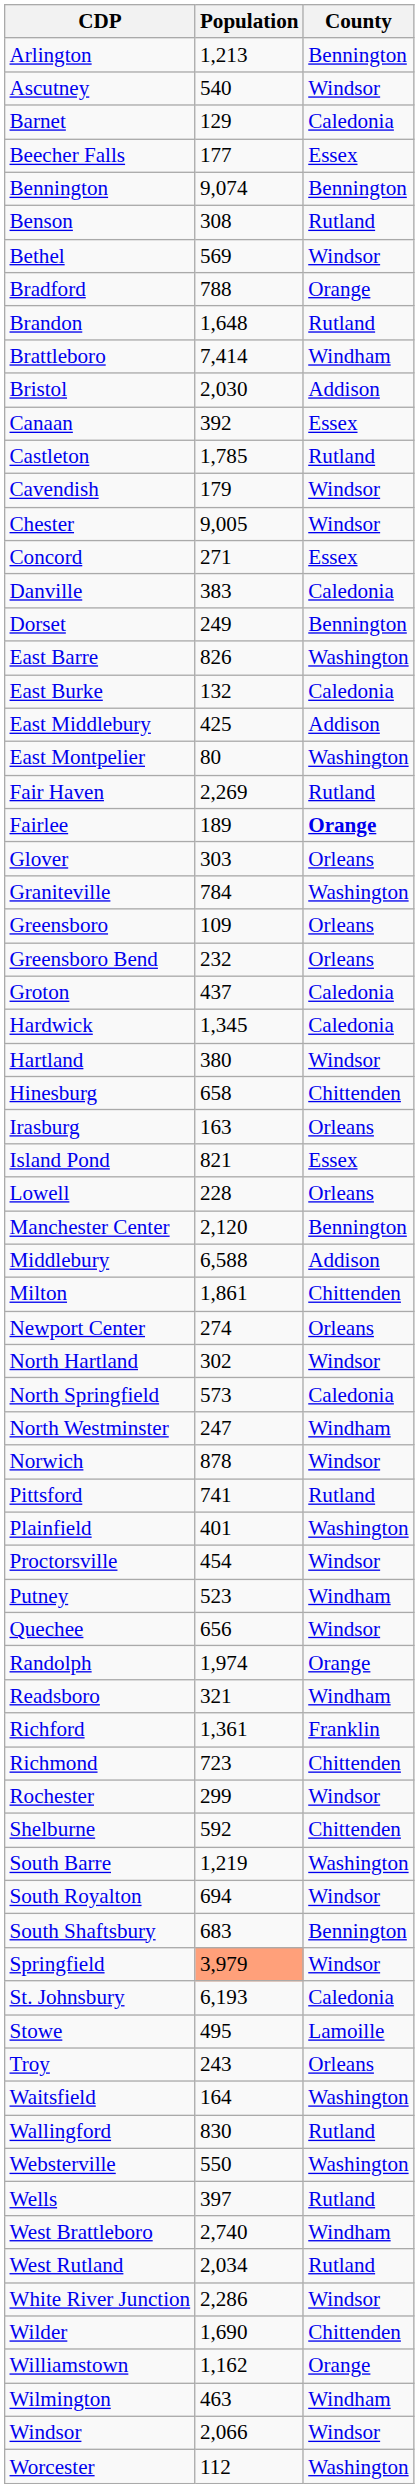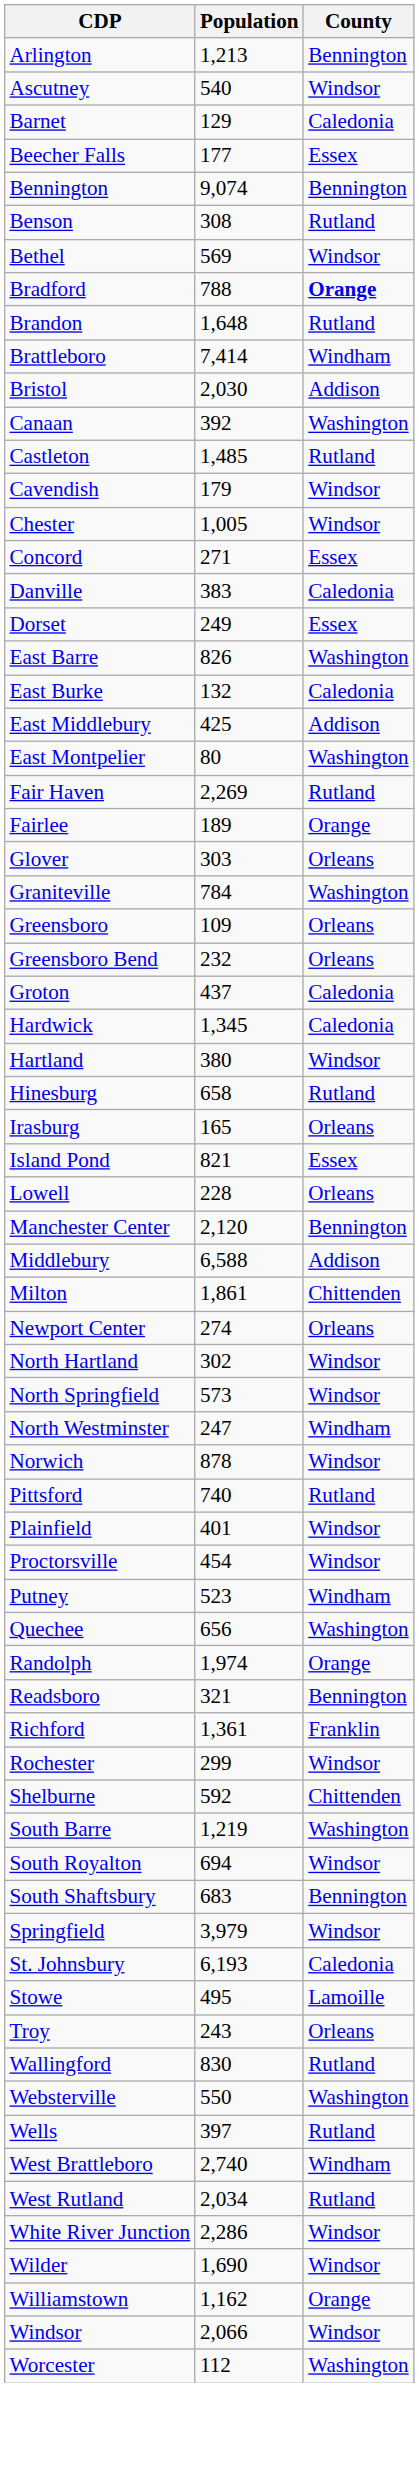(339, 289) normal -> (342, 289) bold
(333, 423) Essex -> (358, 423) Washington
(224, 456) 1,785 -> (224, 456) 1,485
(224, 523) 9,005 -> (224, 523) 1,005
(358, 624) Bennington -> (333, 624) Essex
(342, 825) bold -> (339, 825) normal
(355, 1093) Chittenden -> (342, 1093) Rutland
(216, 1126) 163 -> (216, 1126) 165
(351, 1394) Caledonia -> (344, 1394) Windsor
(216, 1495) 741 -> (216, 1495) 740
(358, 1528) Washington -> (344, 1528) Windsor
(344, 1629) Windsor -> (358, 1629) Washington
(349, 1695) Windham -> (358, 1695) Bennington
- row: (54, 1762)
(224, 1963) lightsalmon background -> (224, 1930) no background
- row: (53, 2097)
(355, 2332) Chittenden -> (344, 2265) Windsor
- row: (60, 2399)
